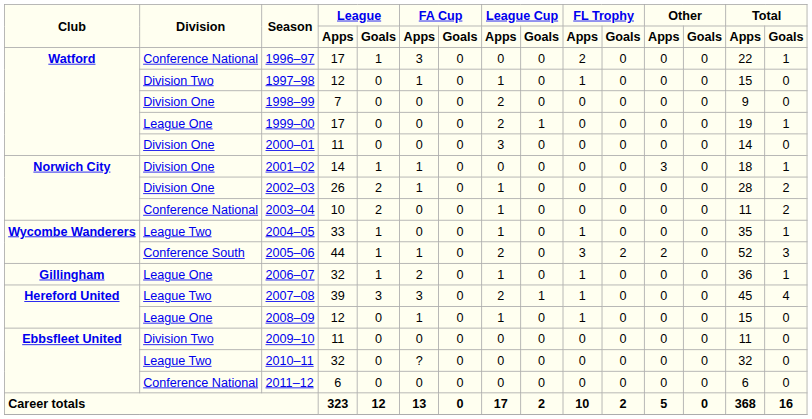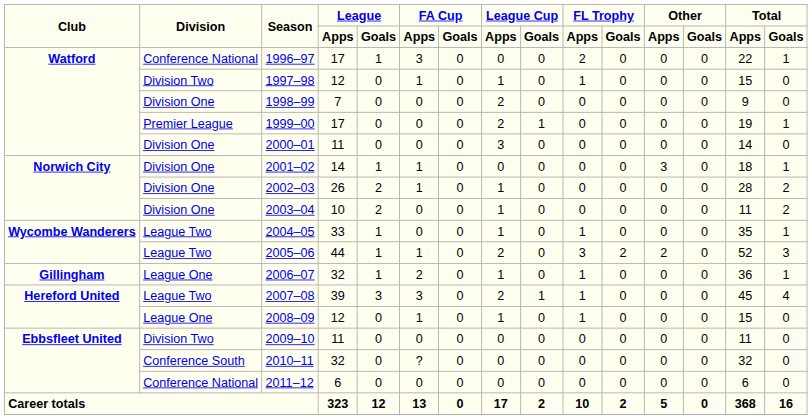(178, 123) League One -> (188, 123) Premier League
(201, 209) Conference National -> (179, 209) Division One
(194, 253) Conference South -> (177, 253) League Two
(177, 360) League Two -> (194, 360) Conference South
